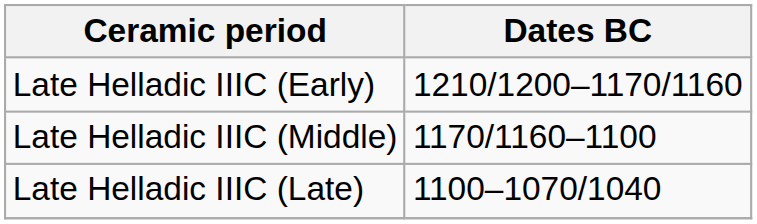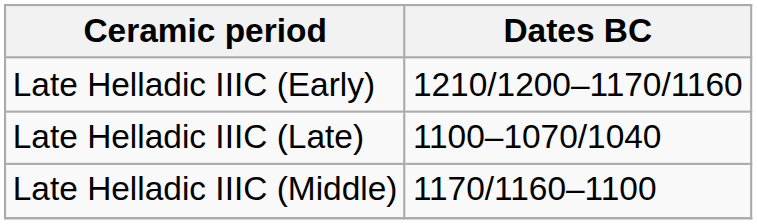rows swapped: (205, 137) <-> (188, 190)
